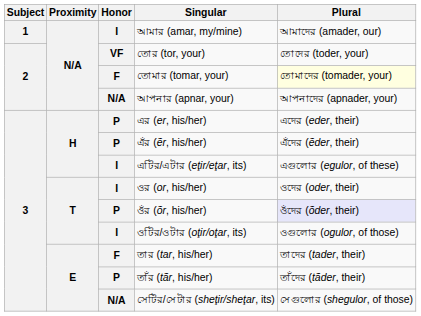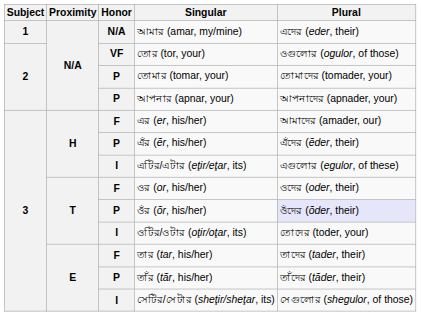(117, 32) I -> (117, 32) N/A
(330, 31) আমাদের (amader, our) -> (319, 31) এদের (eder, their)
(324, 54) তোদের (toder, your) -> (339, 54) ওগুলোর (ogulor, of those)
(117, 76) F -> (117, 76) P
(336, 76) lightyellow background -> (336, 76) no background
(117, 99) N/A -> (117, 99) P
(117, 121) P -> (117, 121) F
(319, 121) এদের (eder, their) -> (330, 121) আমাদের (amader, our)
(117, 188) I -> (117, 188) F
(339, 232) ওগুলোর (ogulor, of those) -> (324, 232) তোদের (toder, your)
(117, 300) N/A -> (117, 300) I
